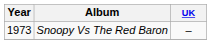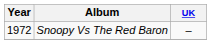(19, 30) 1973 -> (19, 30) 1972
